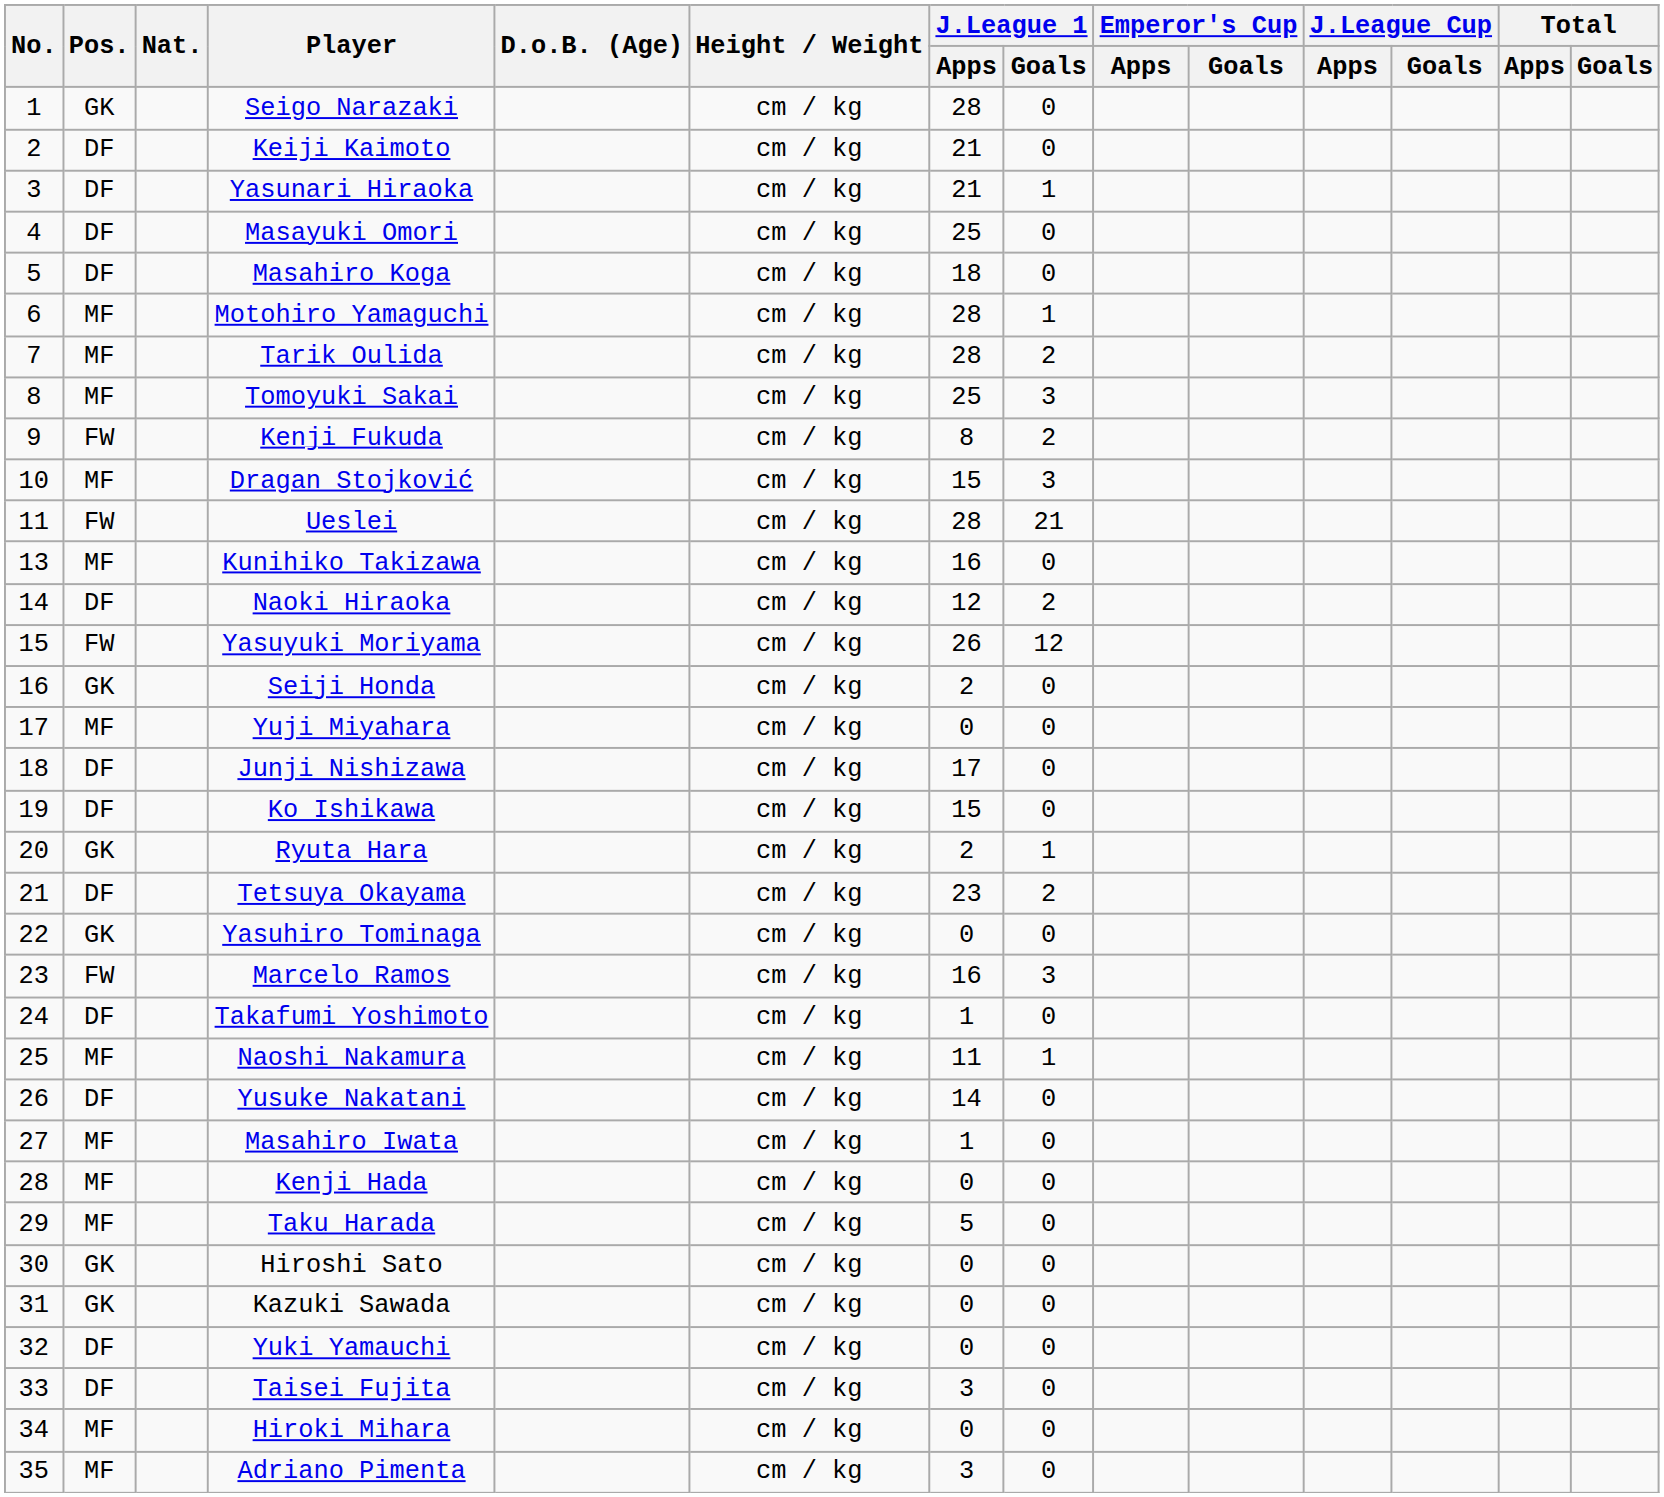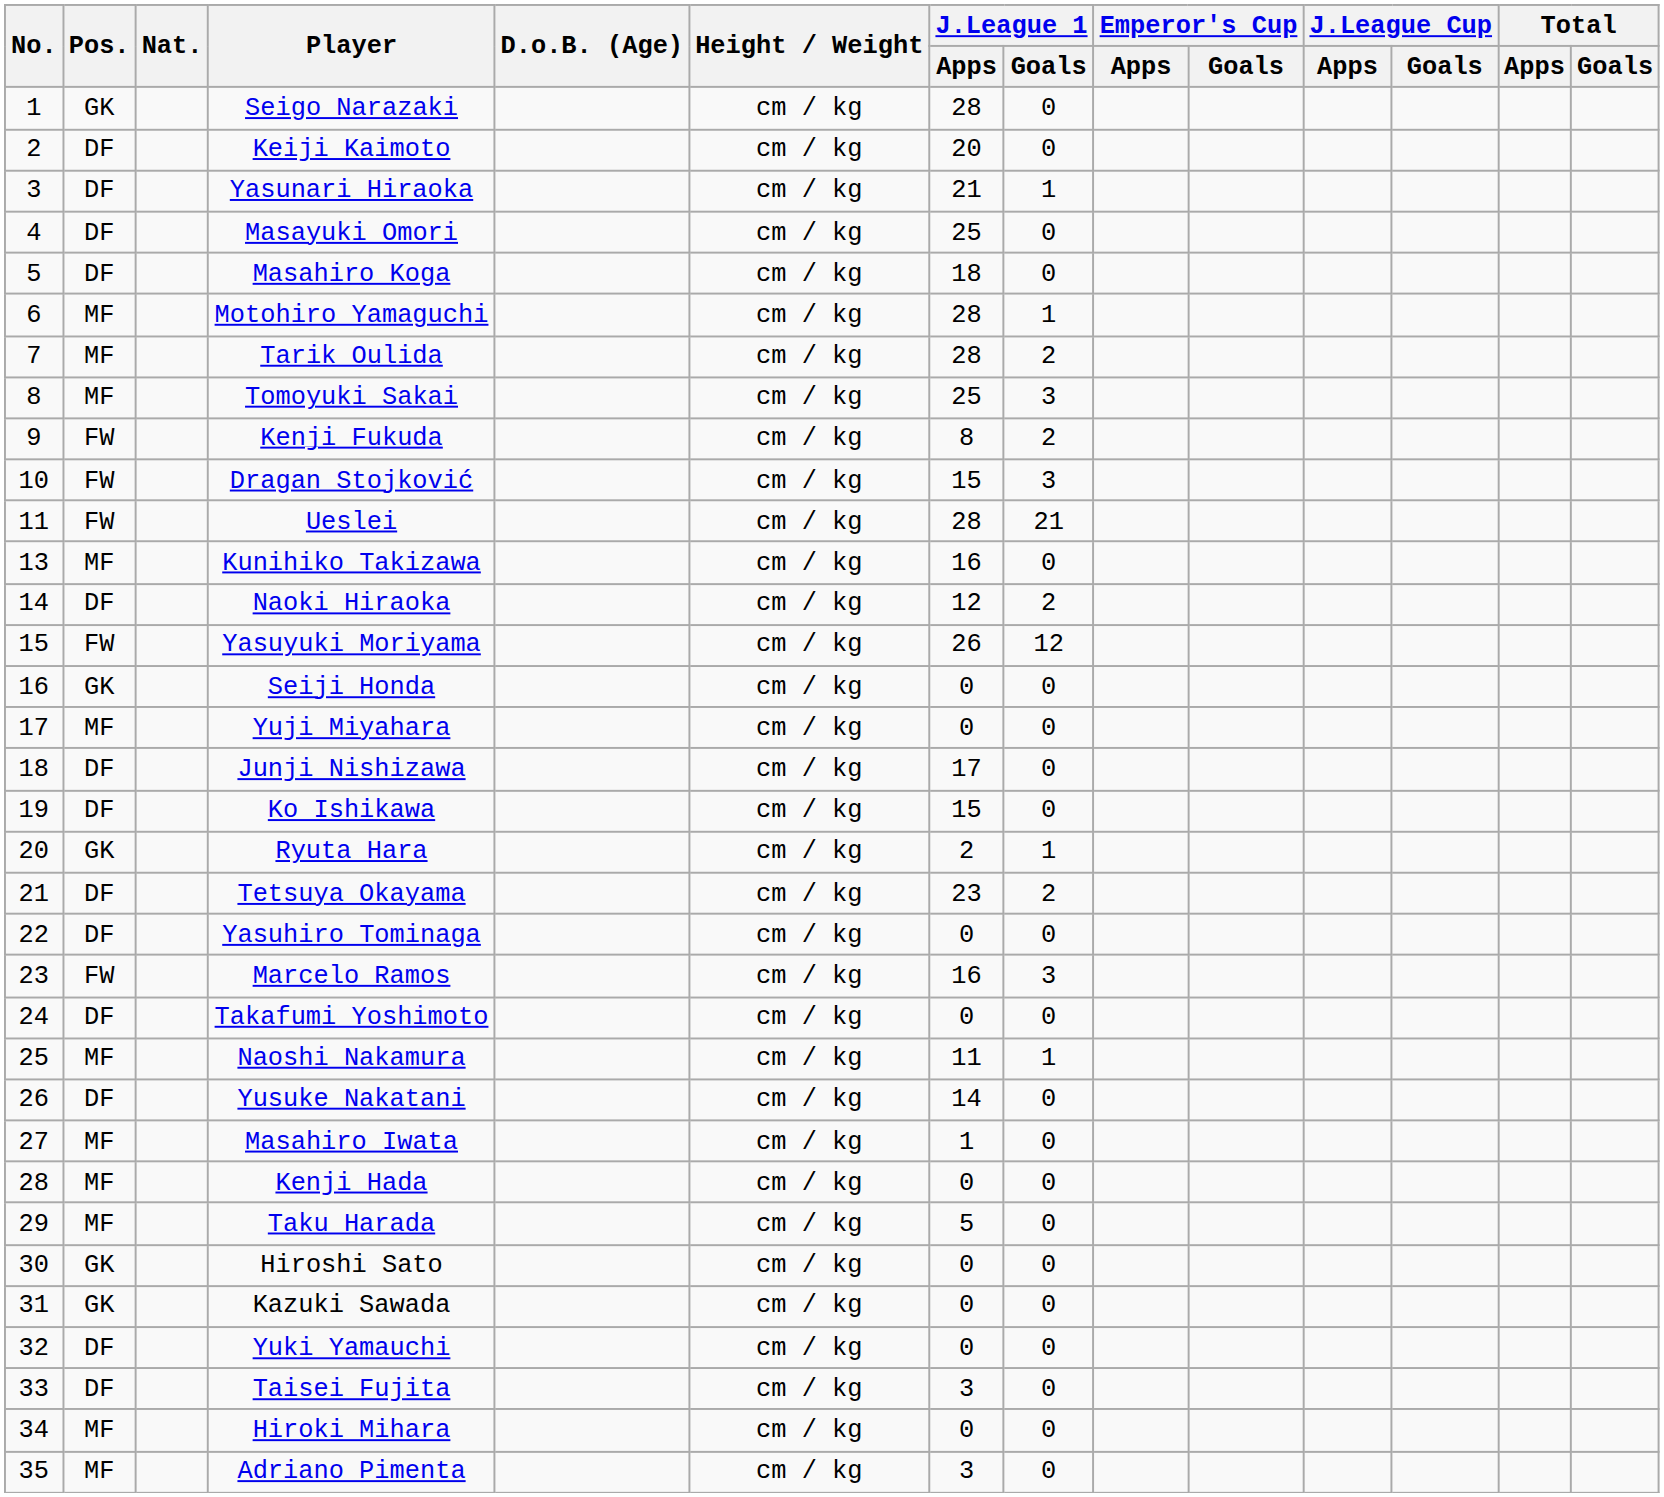(967, 150) 21 -> (967, 150) 20
(99, 480) MF -> (99, 480) FW
(967, 687) 2 -> (967, 687) 0
(99, 935) GK -> (99, 935) DF
(967, 1017) 1 -> (967, 1017) 0
